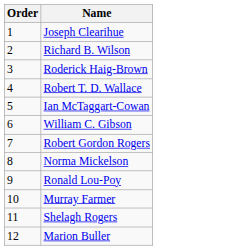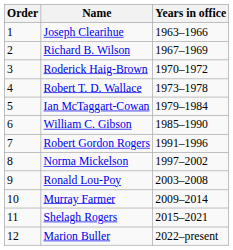+ column: (191, 13)
